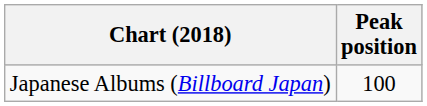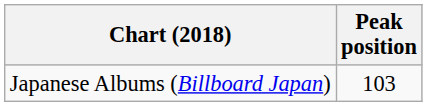(379, 82) 100 -> (379, 82) 103
